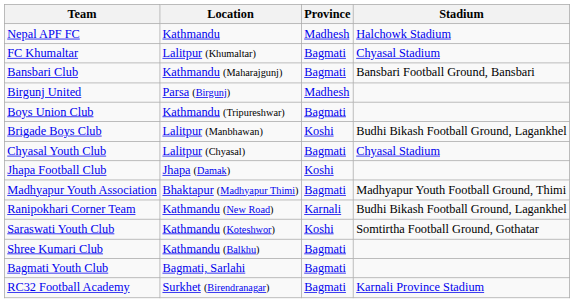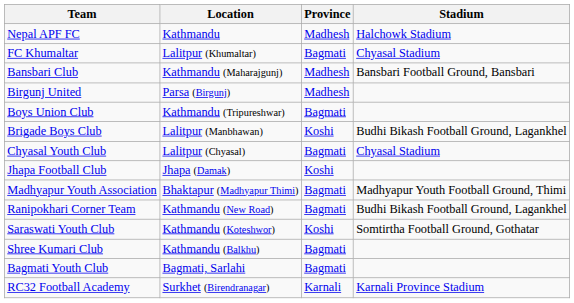(325, 72) Bagmati -> (327, 72) Madhesh
(323, 209) Karnali -> (325, 209) Bagmati
(325, 287) Bagmati -> (323, 287) Karnali
